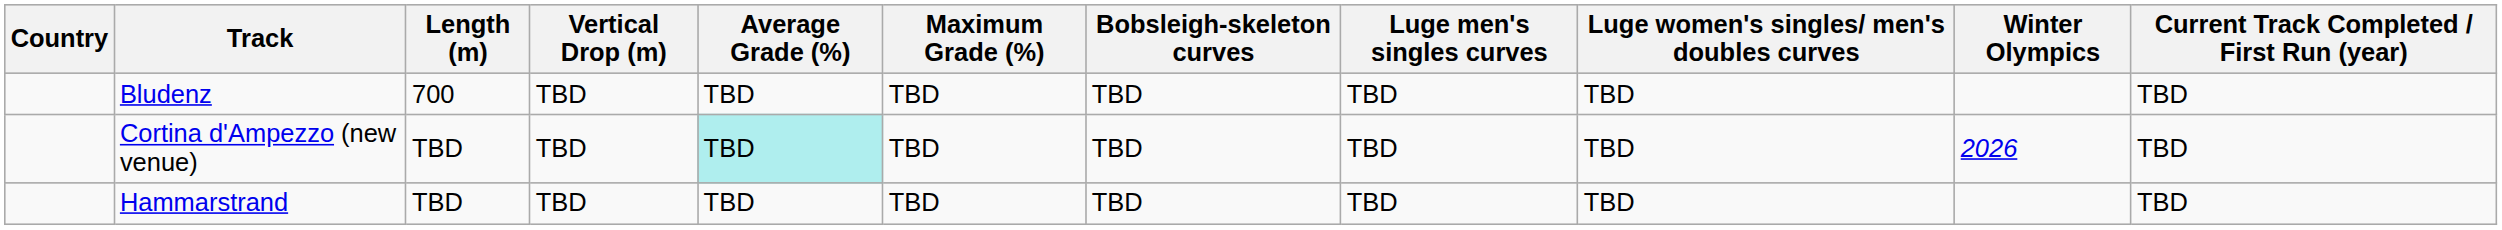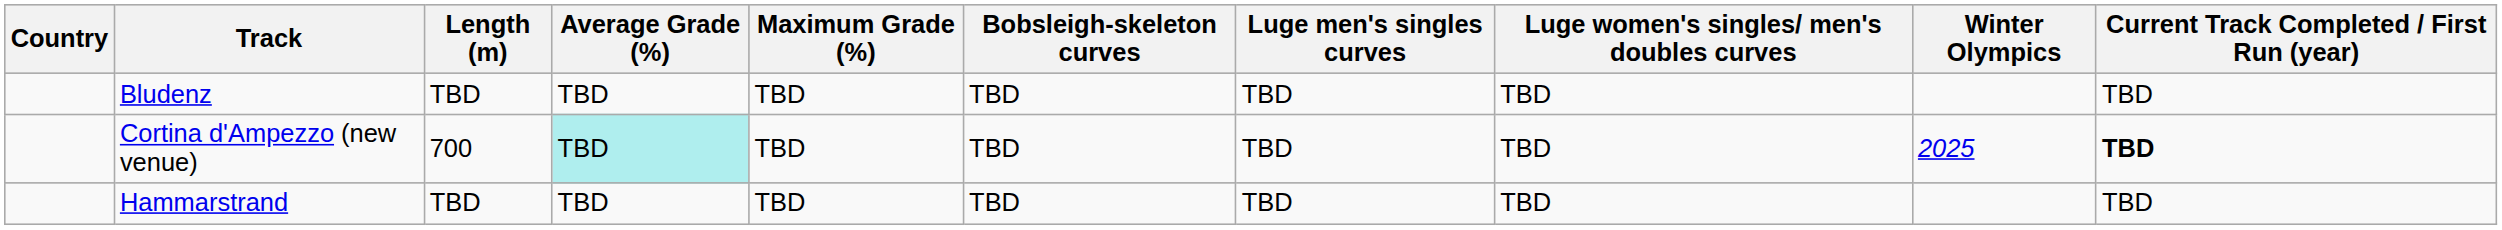- column: (614, 38)
(433, 93) 700 -> (455, 93) TBD
(437, 148) TBD -> (451, 148) 700
(1989, 148) 2026 -> (1946, 148) 2025
(2162, 148) normal -> (2128, 148) bold
